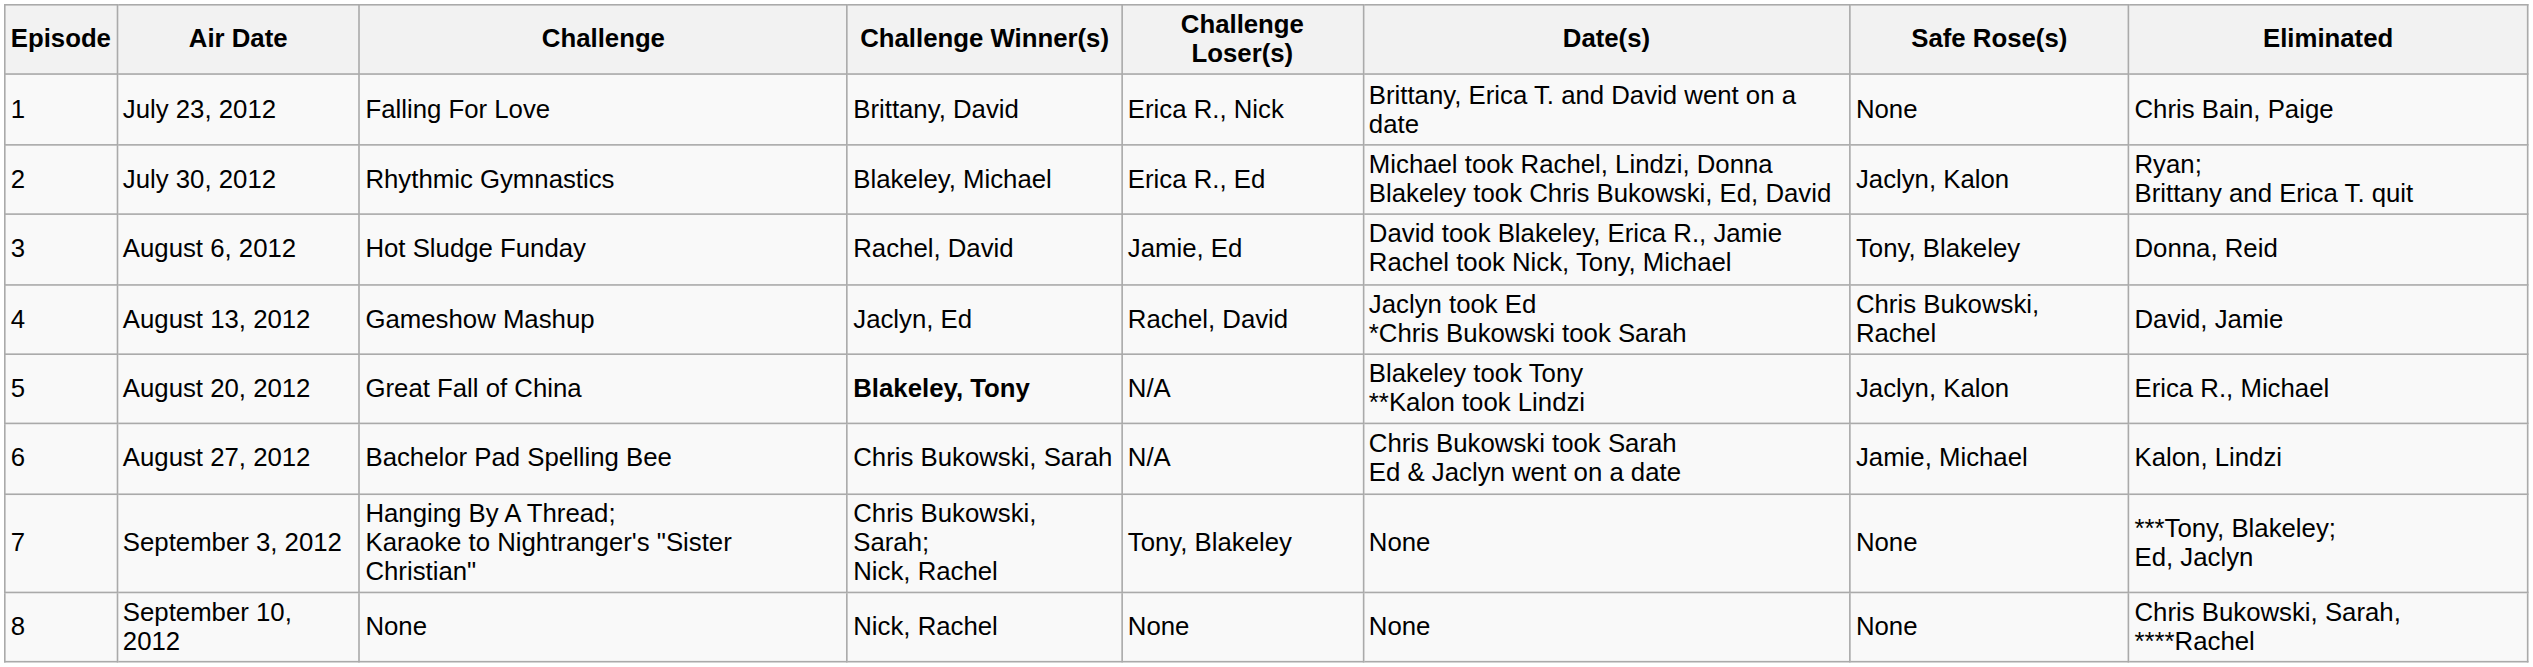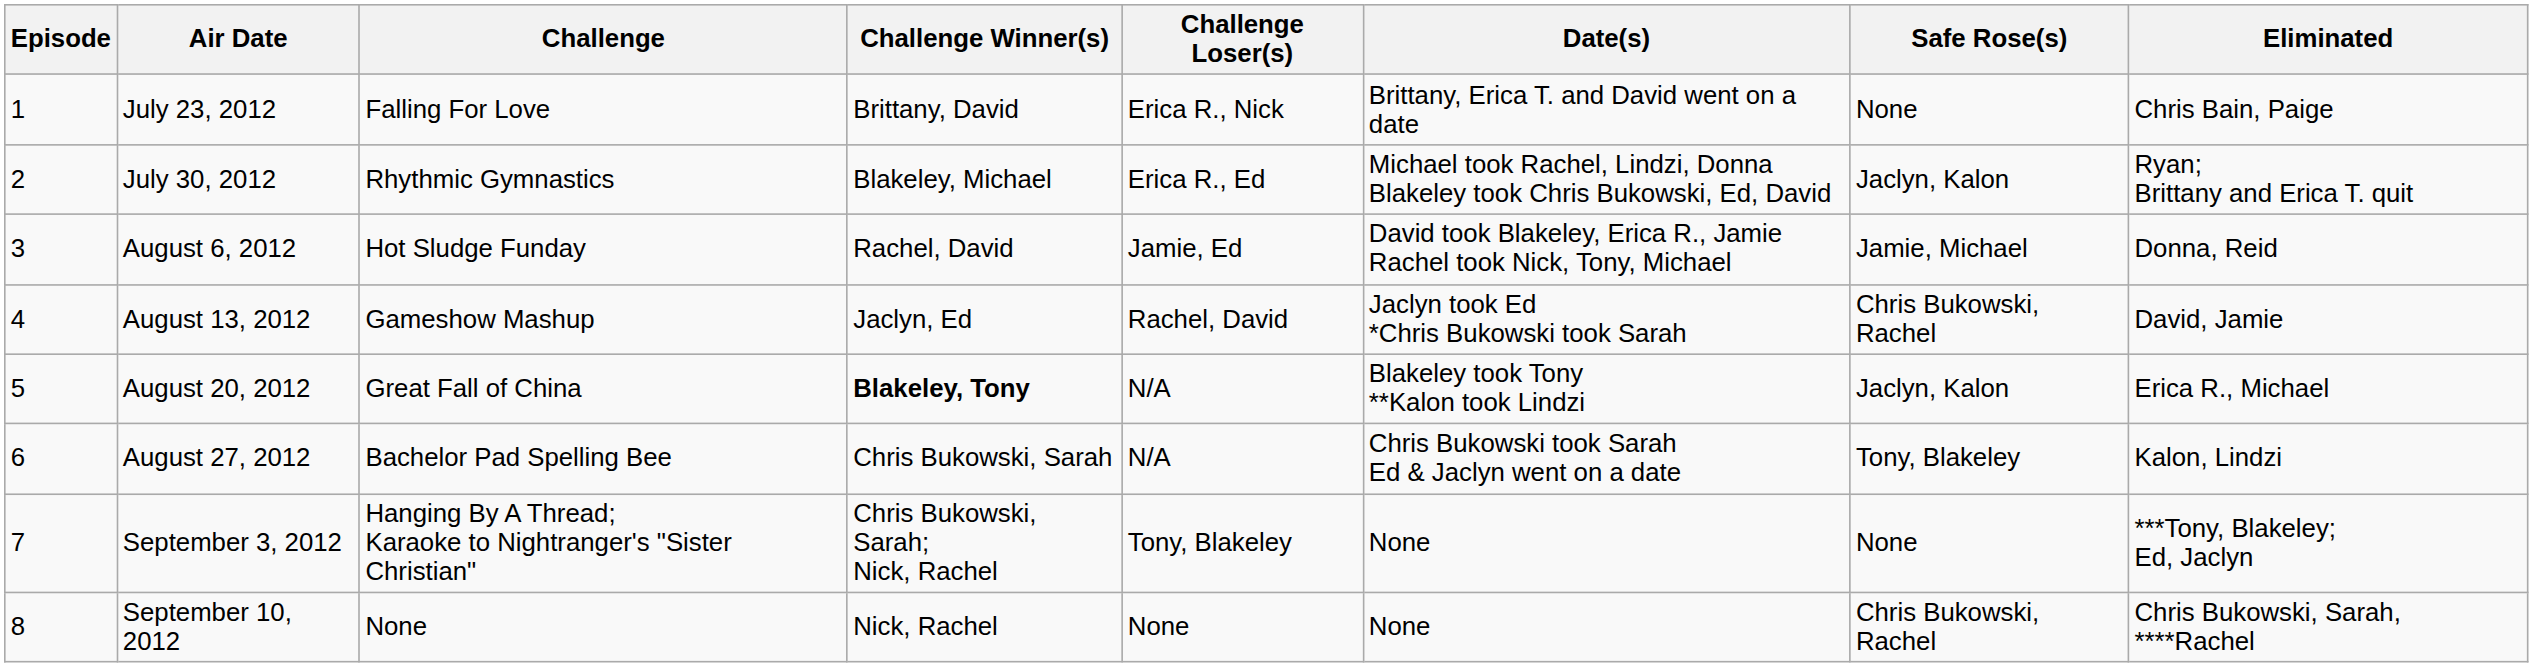(1938, 248) Tony, Blakeley -> (1942, 248) Jamie, Michael
(1942, 458) Jamie, Michael -> (1938, 458) Tony, Blakeley
(1887, 627) None -> (1948, 627) Chris Bukowski, Rachel
